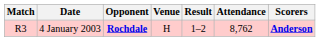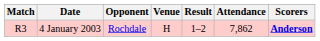(127, 28) bold -> (127, 28) normal
(241, 28) 8,762 -> (241, 28) 7,862
